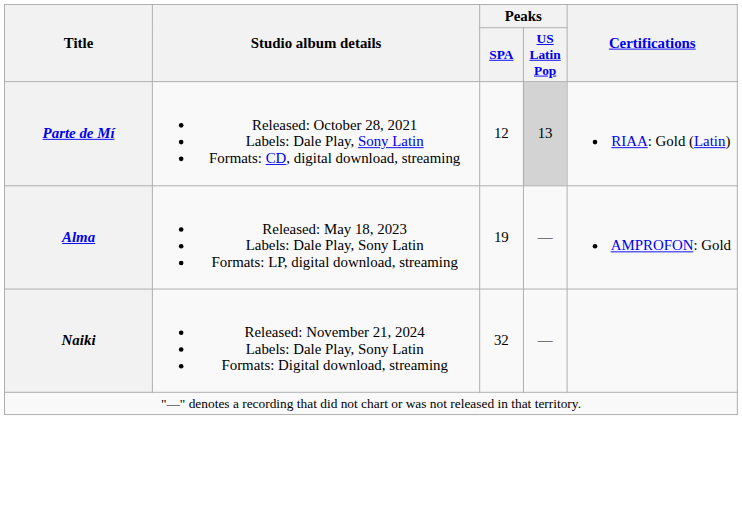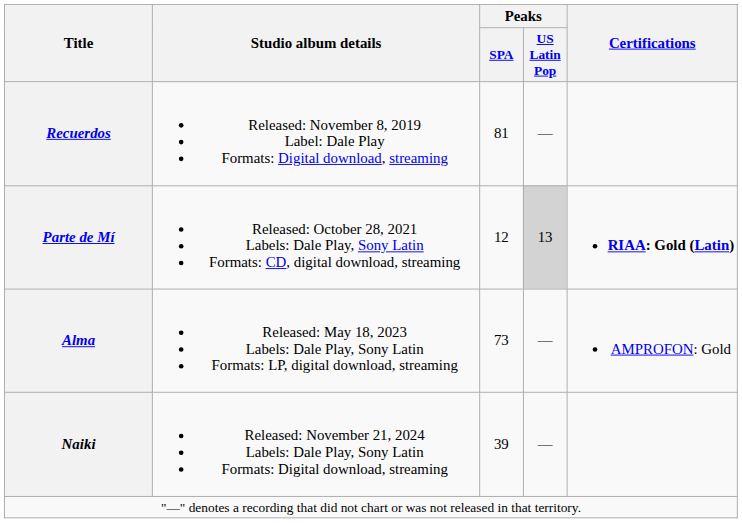+ row: (79, 133)
(652, 142) normal -> (652, 246) bold
(501, 237) 19 -> (501, 340) 73
(501, 340) 32 -> (501, 444) 39
